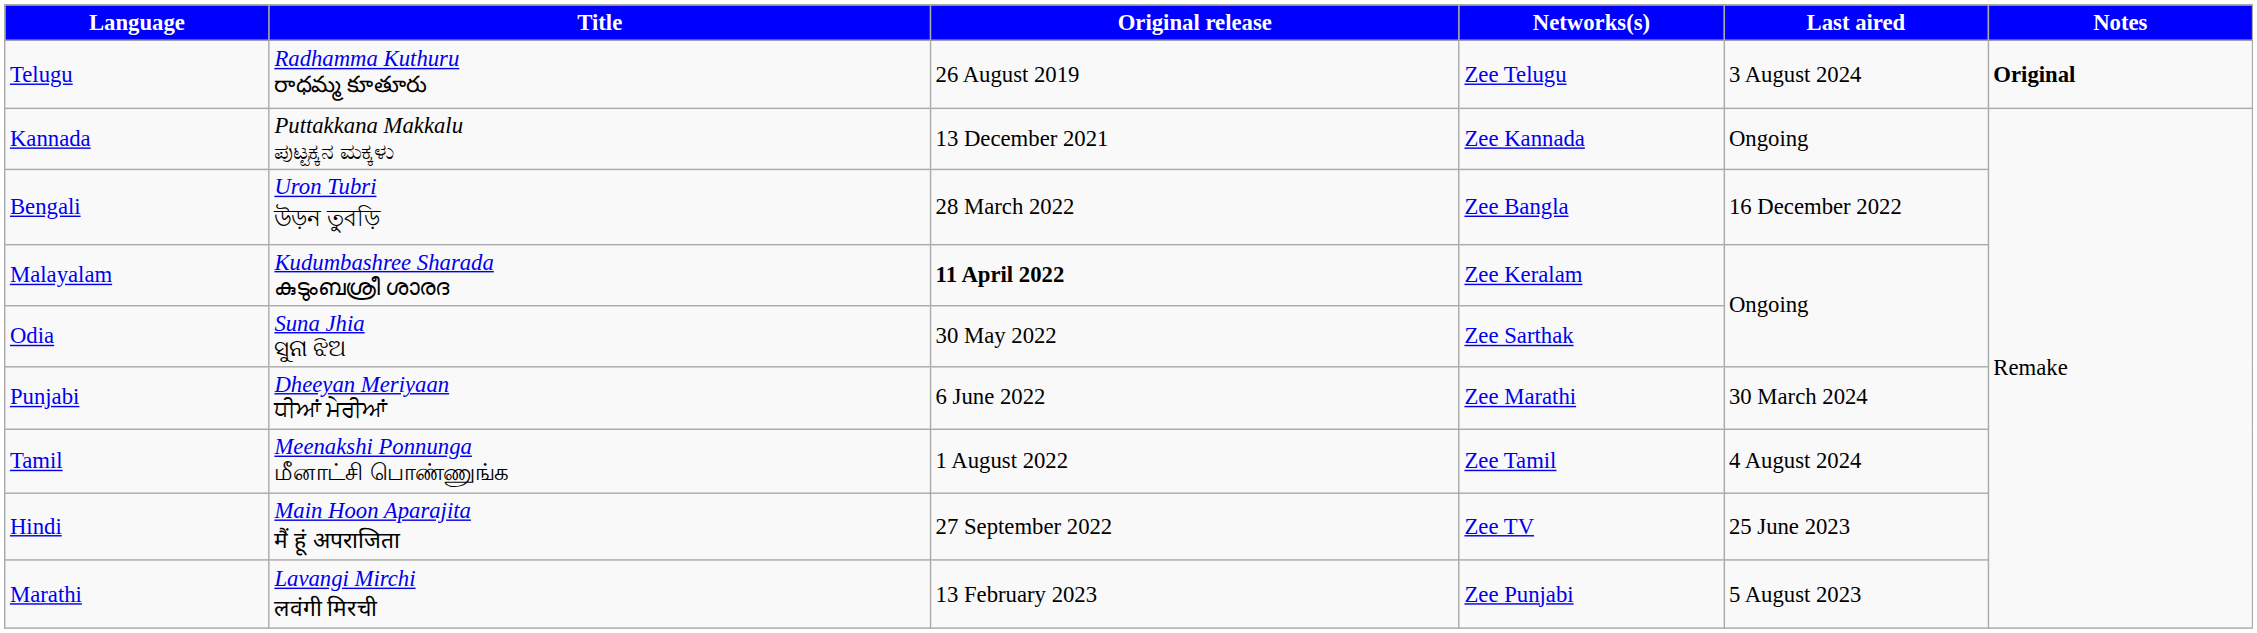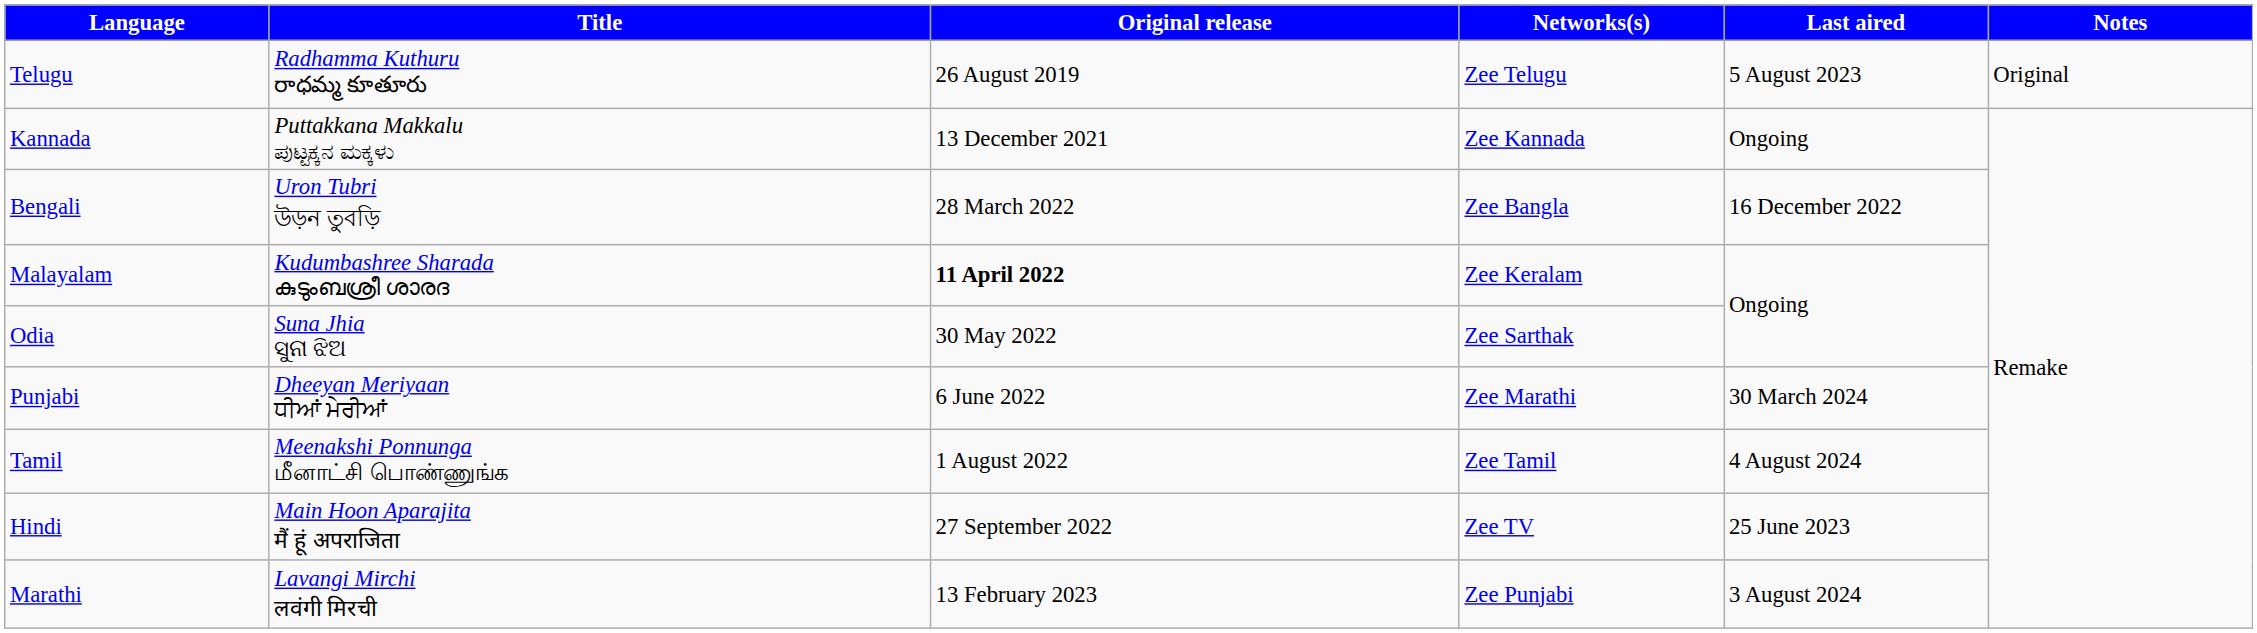(1795, 74) 3 August 2024 -> (1795, 74) 5 August 2023
(2034, 74) bold -> (2031, 74) normal
(1795, 593) 5 August 2023 -> (1795, 593) 3 August 2024
